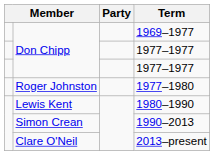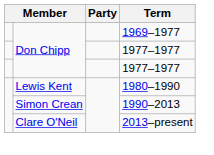- row: (56, 86)
